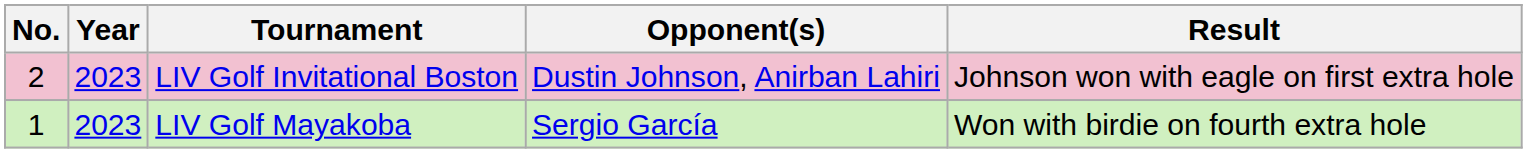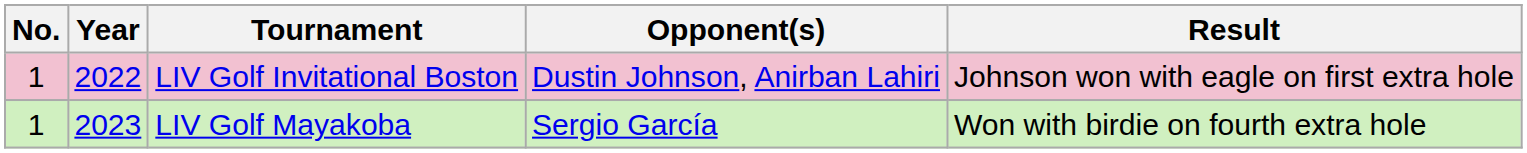(36, 77) 2 -> (36, 77) 1
(108, 77) 2023 -> (108, 77) 2022
